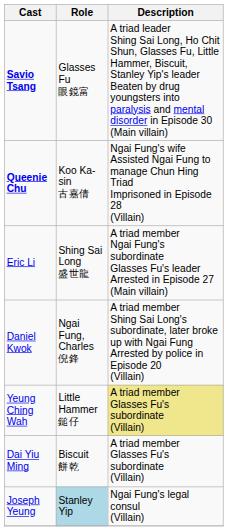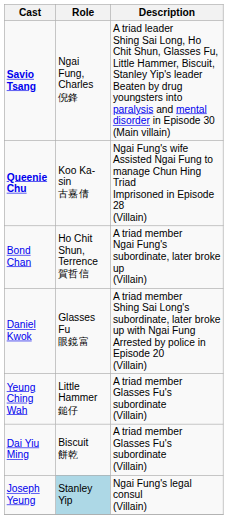(77, 80) Glasses Fu 眼鏡富 -> (76, 80) Ngai Fung, Charles 倪鋒
- row: (21, 262)
+ row: (19, 257)
(76, 341) Ngai Fung, Charles 倪鋒 -> (77, 330) Glasses Fu 眼鏡富
(145, 410) khaki background -> (148, 399) no background
